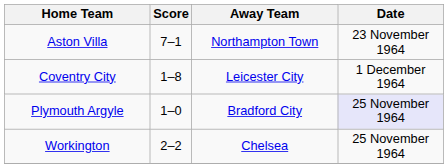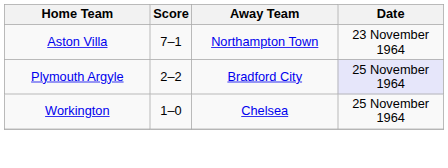- row: (77, 76)
(171, 111) 1–0 -> (171, 76) 2–2
(171, 146) 2–2 -> (171, 111) 1–0
